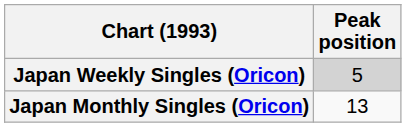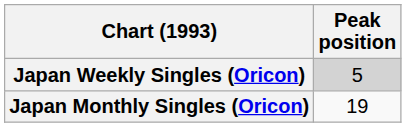(357, 106) 13 -> (357, 106) 19
